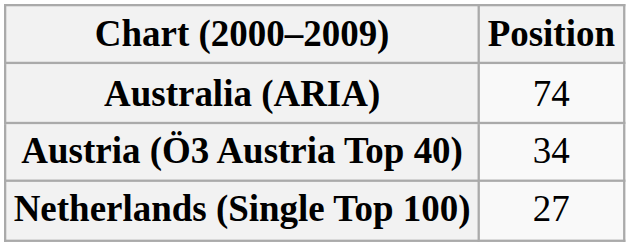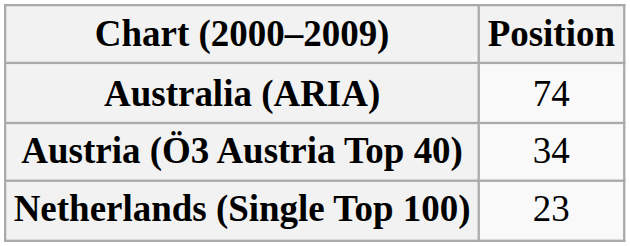(551, 209) 27 -> (551, 209) 23
